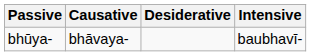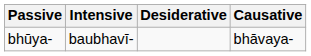columns swapped: (103, 16) <-> (270, 16)
